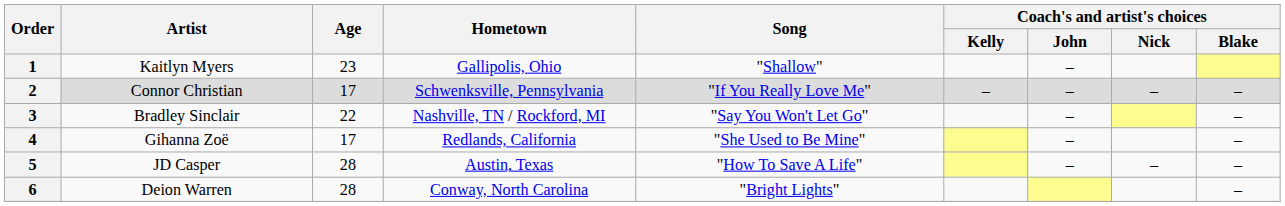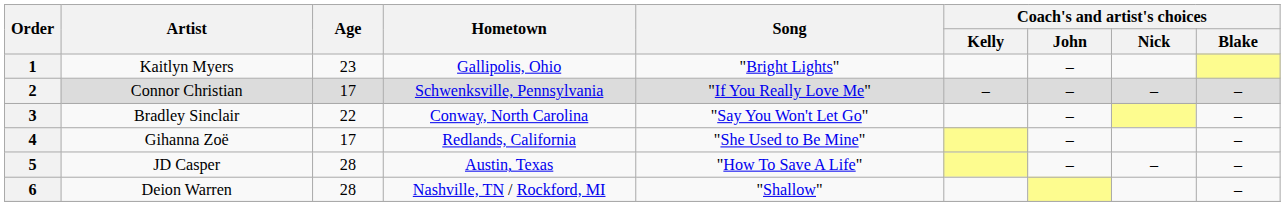(790, 66) "Shallow" -> (790, 66) "Bright Lights"
(509, 115) Nashville, TN / Rockford, MI -> (509, 115) Conway, North Carolina
(509, 189) Conway, North Carolina -> (509, 189) Nashville, TN / Rockford, MI
(790, 189) "Bright Lights" -> (790, 189) "Shallow"
